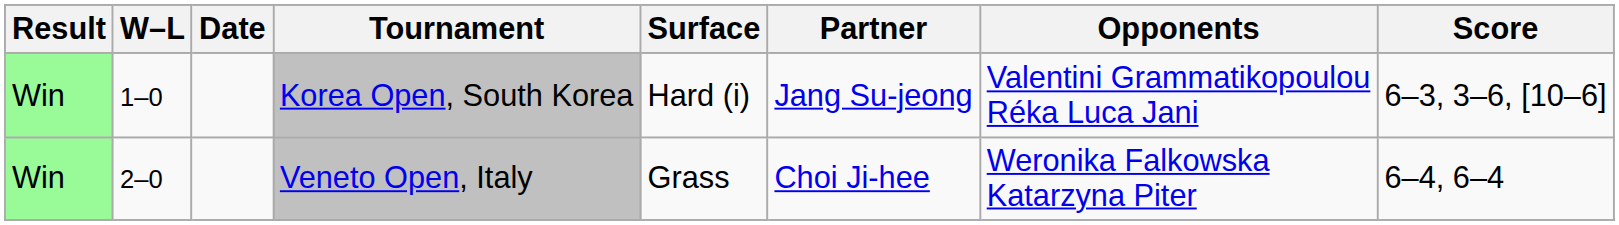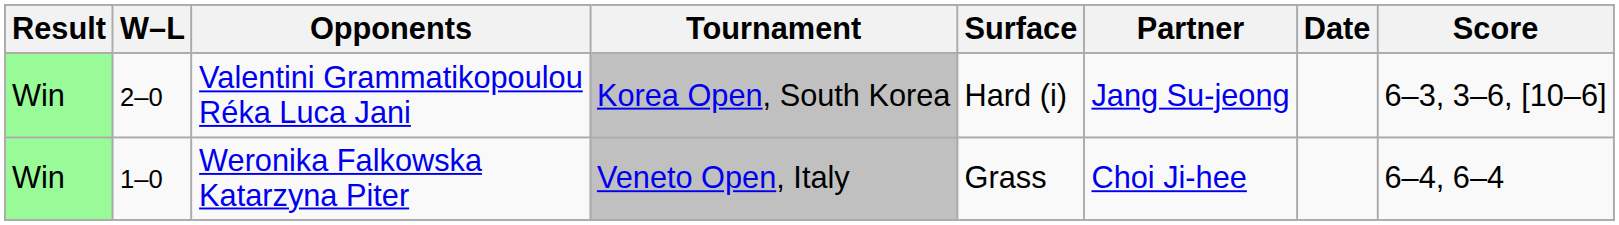columns swapped: (232, 28) <-> (1179, 28)
(141, 96) 1–0 -> (141, 96) 2–0
(141, 180) 2–0 -> (141, 180) 1–0
